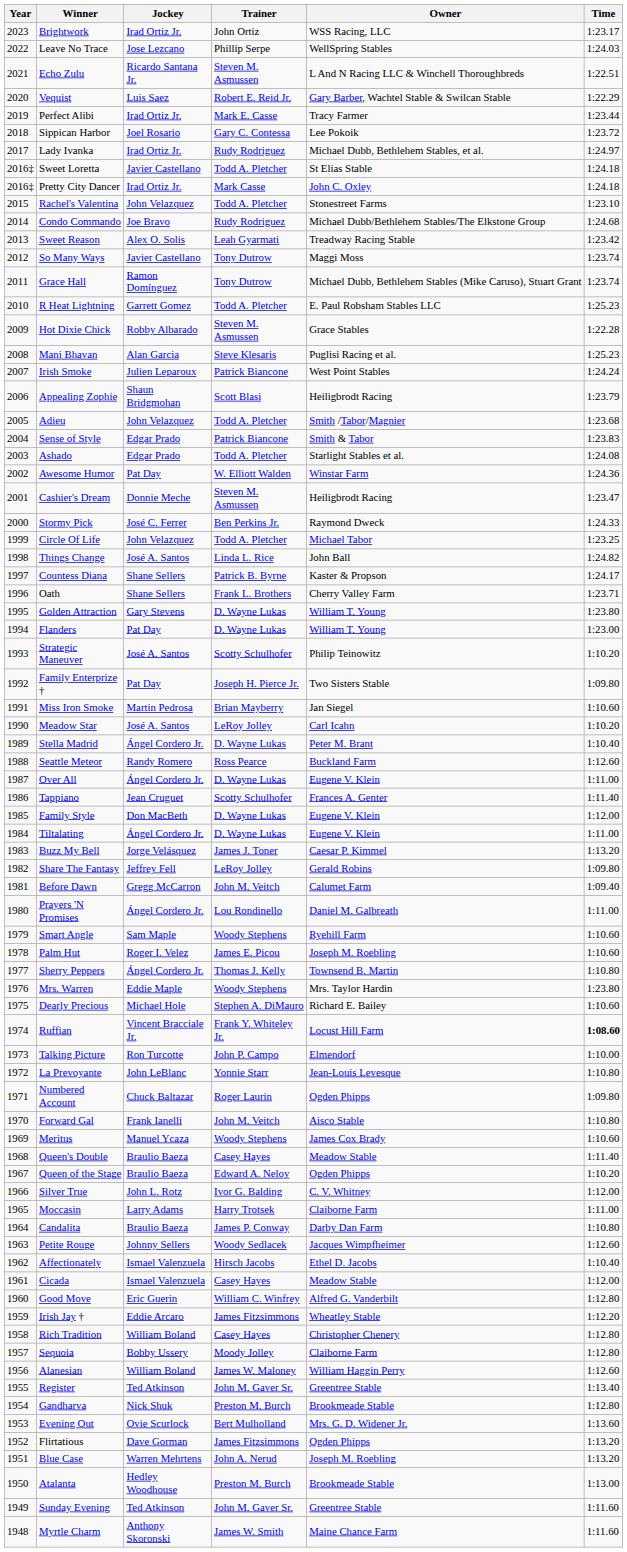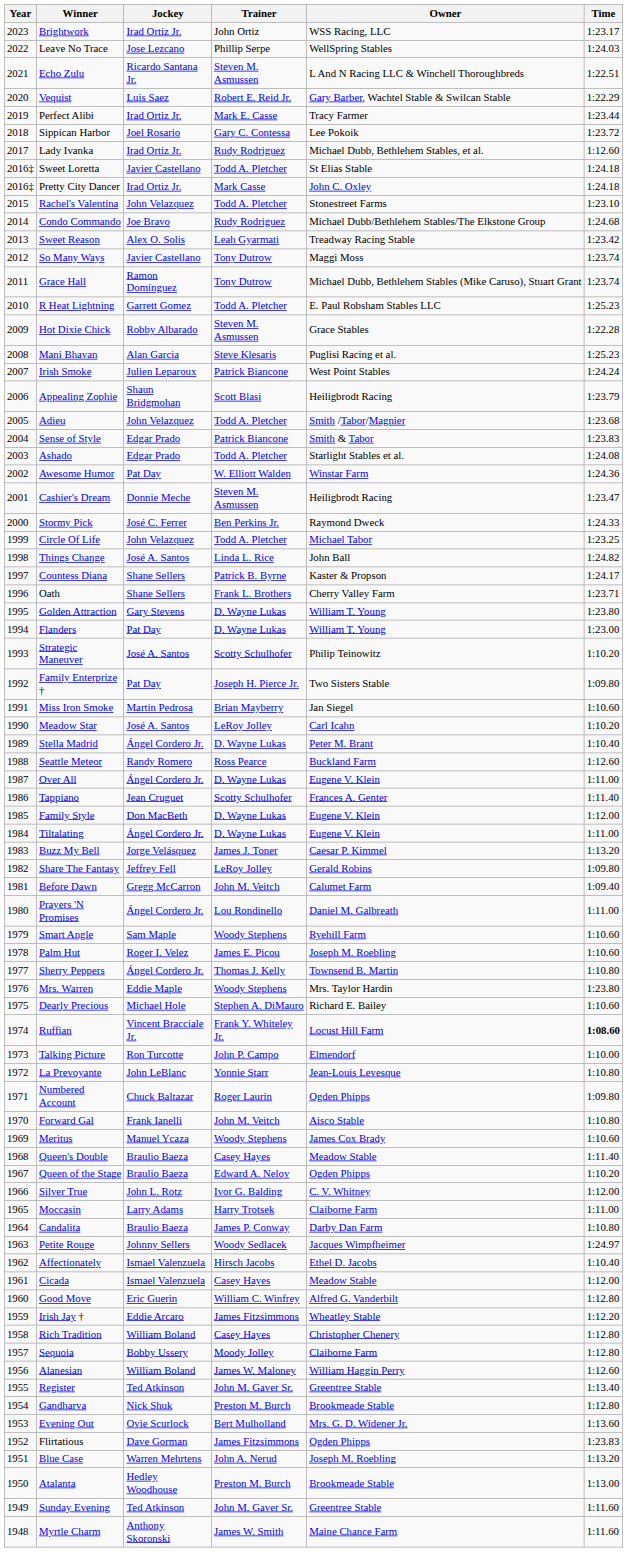(603, 151) 1:24.97 -> (603, 151) 1:12.60
(603, 1245) 1:12.60 -> (603, 1245) 1:24.97
(603, 1441) 1:13.20 -> (603, 1441) 1:23.83
